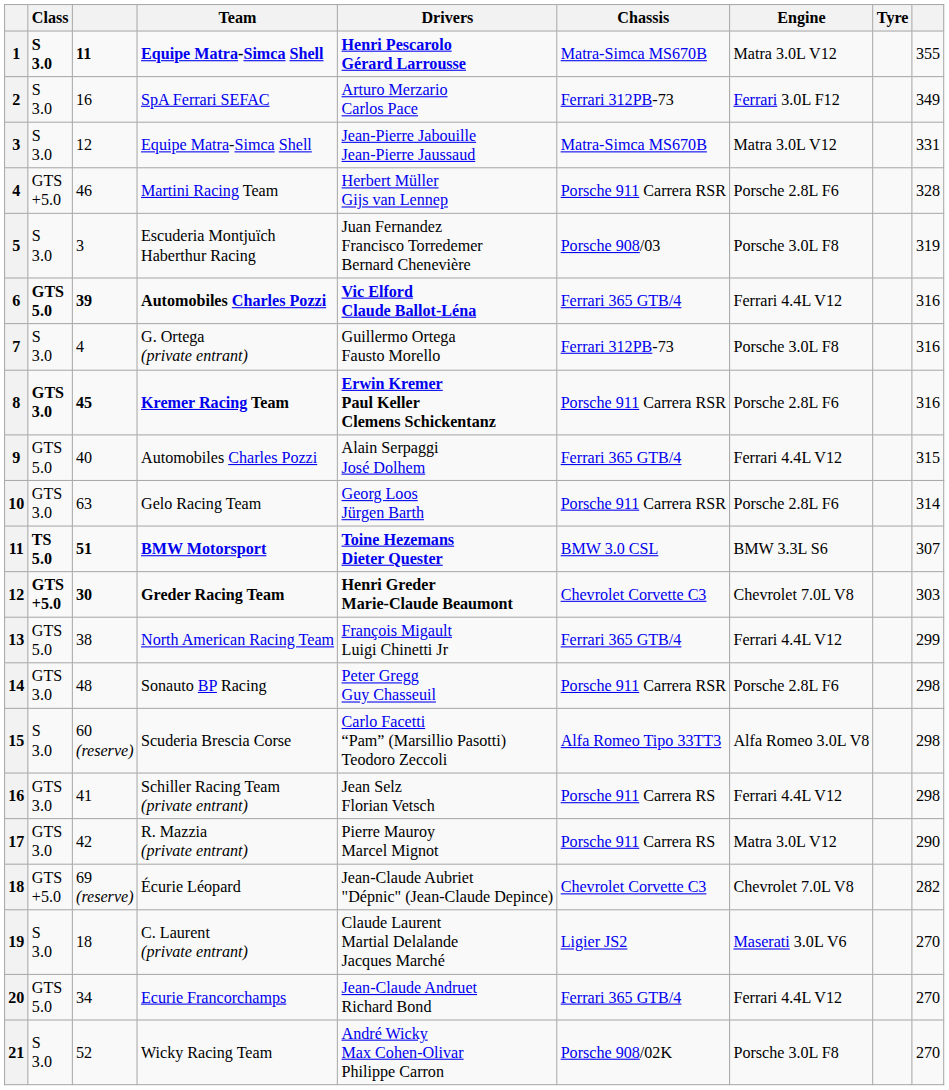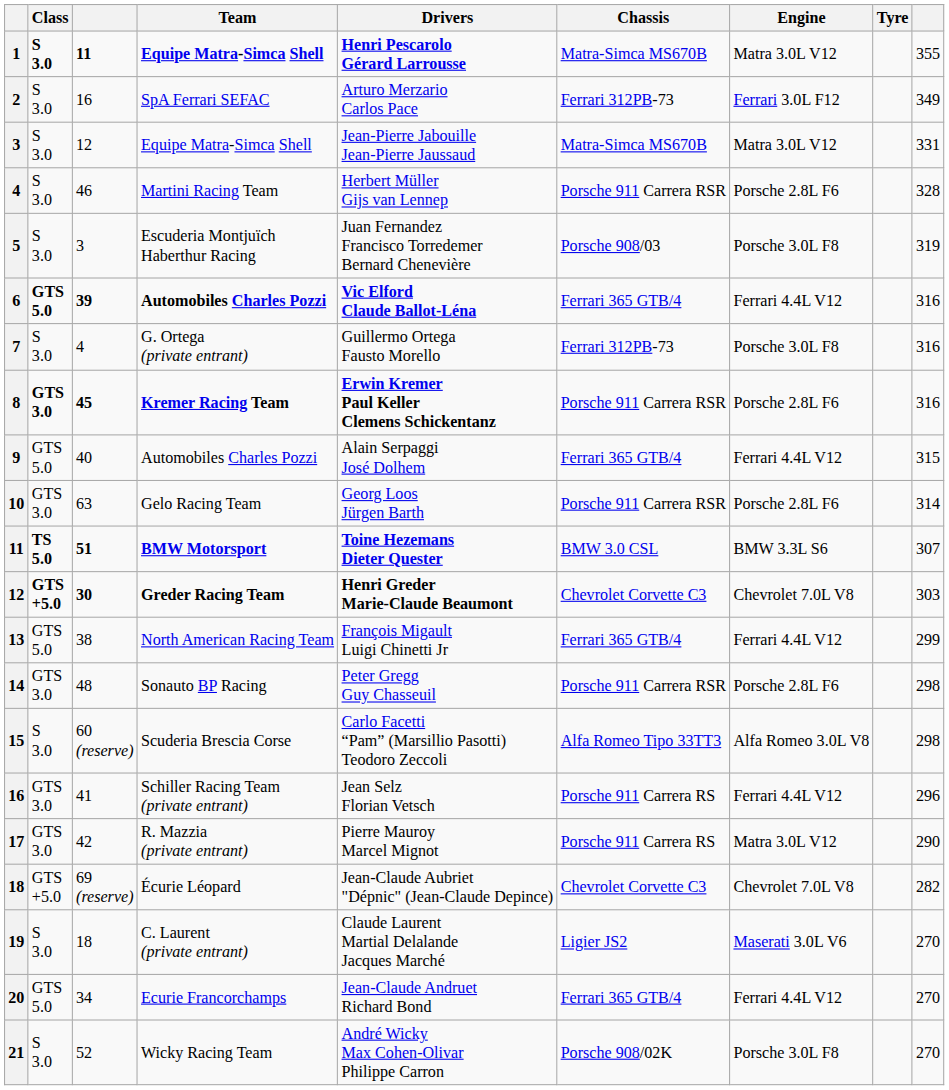(47, 191) GTS +5.0 -> (42, 191) S 3.0
(928, 796) 298 -> (928, 796) 296
